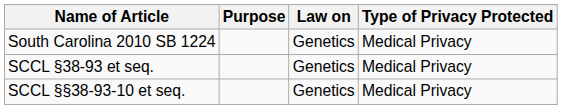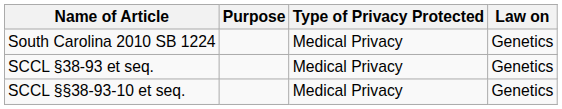columns swapped: (458, 16) <-> (324, 16)
